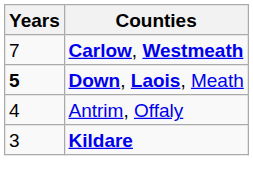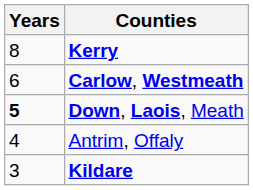+ row: (93, 50)
(14, 50) 7 -> (14, 80) 6
